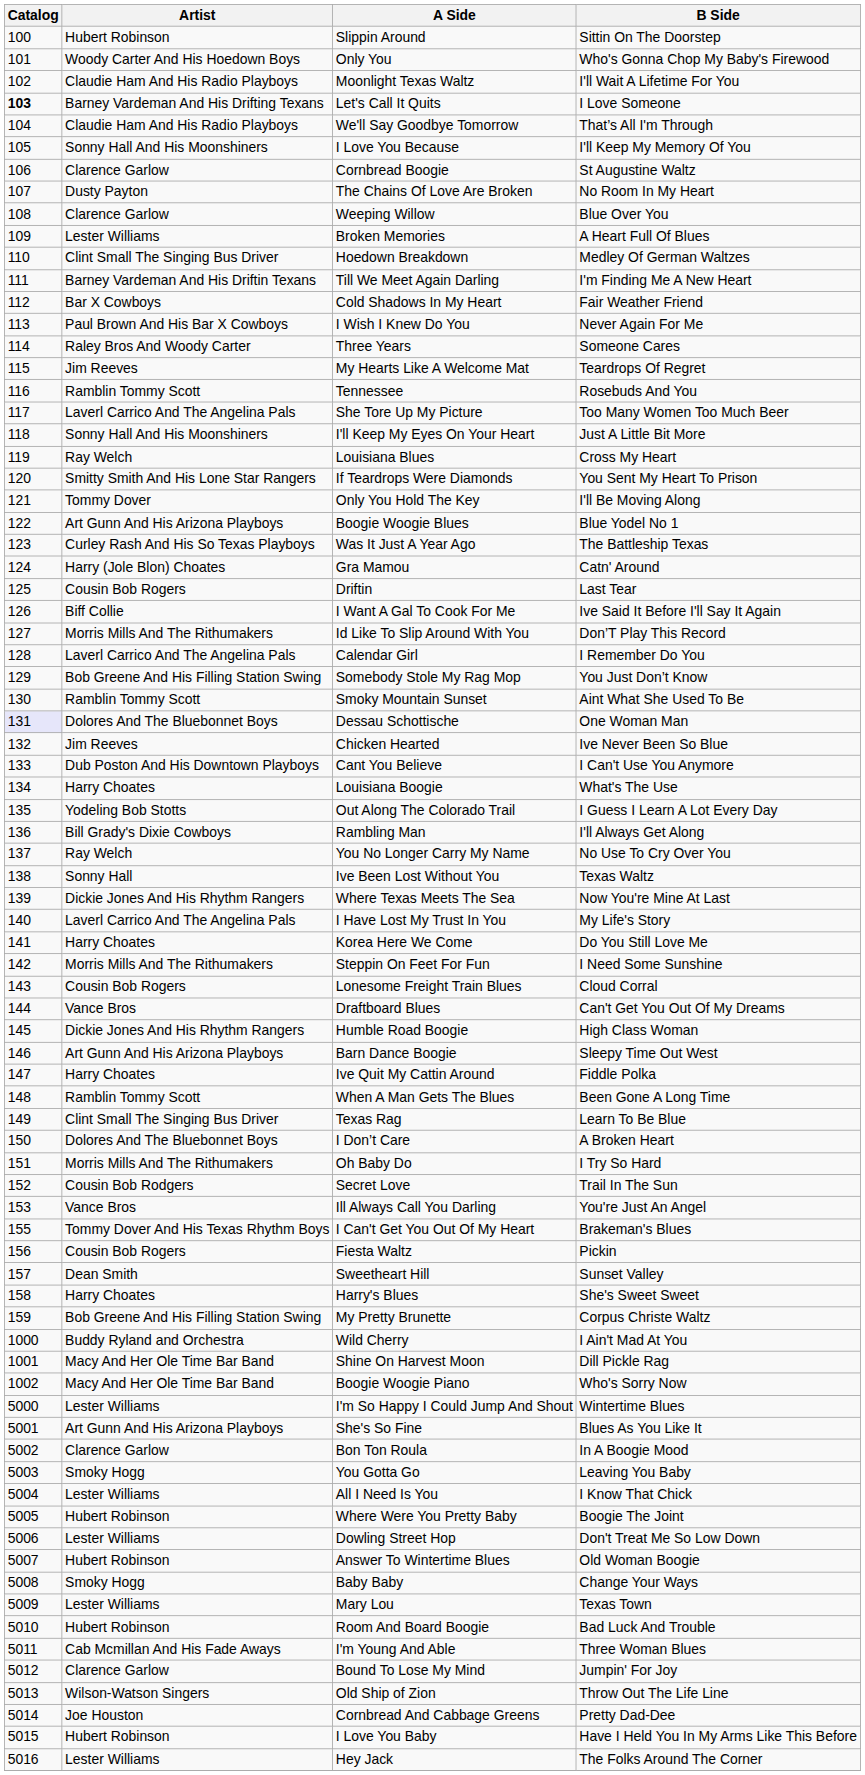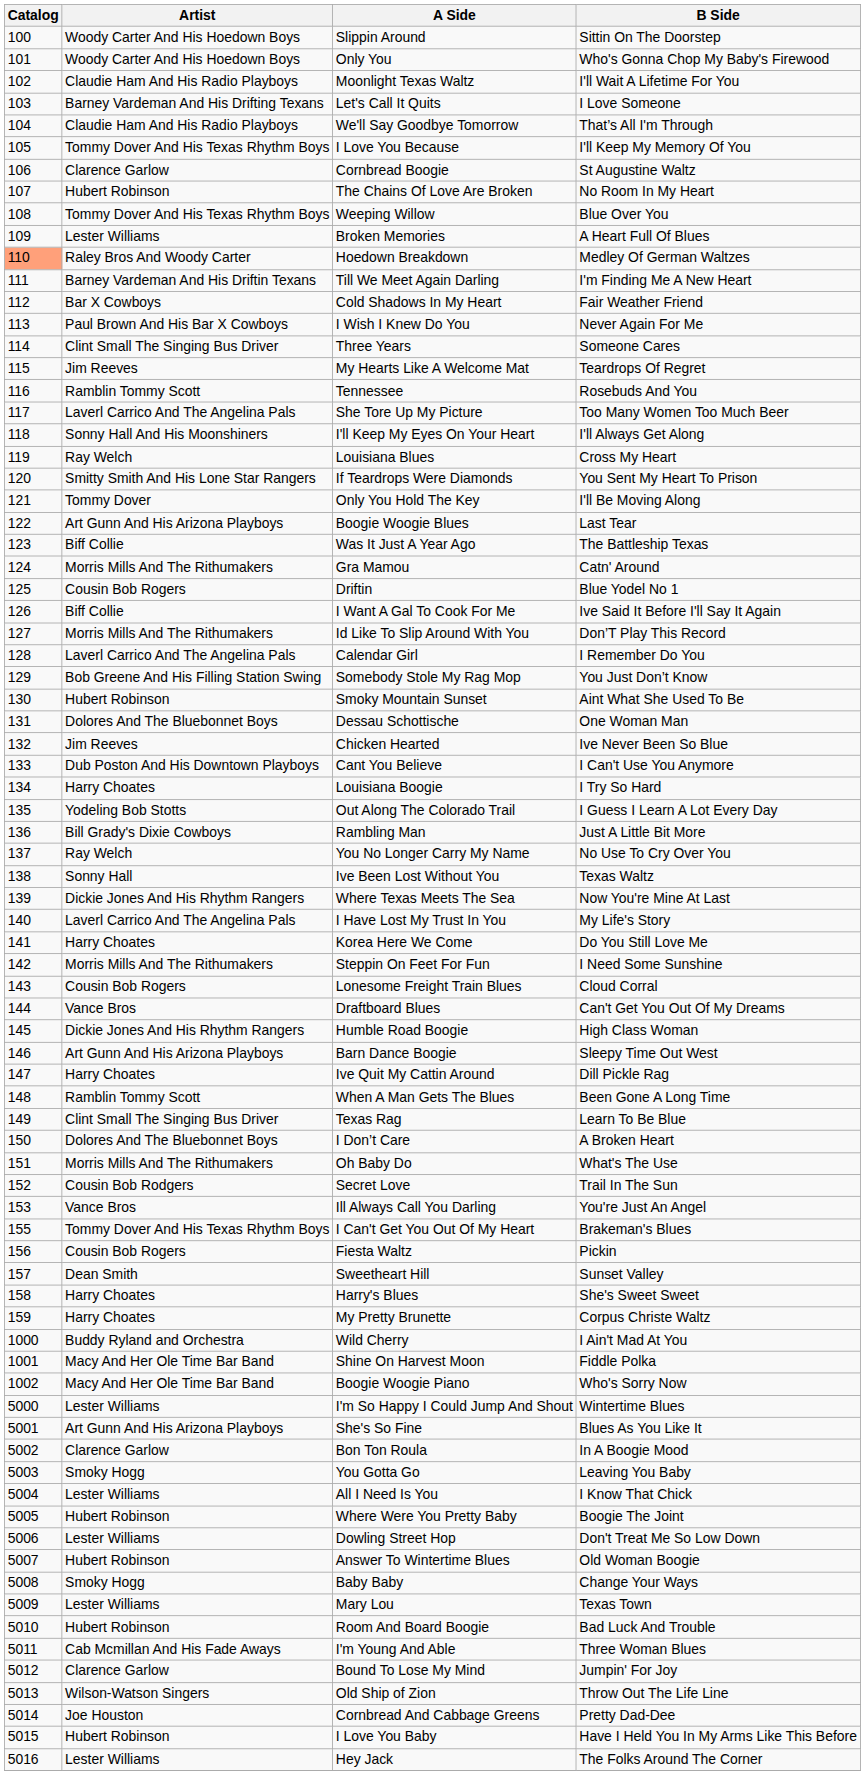(117, 37) Hubert Robinson -> (183, 37) Woody Carter And His Hoedown Boys
(19, 103) bold -> (19, 103) normal
(166, 147) Sonny Hall And His Moonshiners -> (197, 147) Tommy Dover And His Texas Rhythm Boys
(106, 192) Dusty Payton -> (117, 192) Hubert Robinson
(117, 214) Clarence Garlow -> (197, 214) Tommy Dover And His Texas Rhythm Boys
(19, 258) no background -> (19, 258) lightsalmon background
(172, 258) Clint Small The Singing Bus Driver -> (158, 258) Raley Bros And Woody Carter
(158, 346) Raley Bros And Woody Carter -> (172, 346) Clint Small The Singing Bus Driver
(642, 434) Just A Little Bit More -> (642, 434) I'll Always Get Along
(629, 523) Blue Yodel No 1 -> (608, 523) Last Tear
(190, 545) Curley Rash And His So Texas Playboys -> (94, 545) Biff Collie
(145, 567) Harry (Jole Blon) Choates -> (169, 567) Morris Mills And The Rithumakers
(608, 589) Last Tear -> (629, 589) Blue Yodel No 1
(133, 699) Ramblin Tommy Scott -> (117, 699) Hubert Robinson
(19, 721) lavender background -> (19, 721) no background
(629, 788) What's The Use -> (620, 788) I Try So Hard
(642, 832) I'll Always Get Along -> (642, 832) Just A Little Bit More
(618, 1075) Fiddle Polka -> (624, 1075) Dill Pickle Rag
(620, 1163) I Try So Hard -> (629, 1163) What's The Use
(193, 1318) Bob Greene And His Filling Station Swing -> (110, 1318) Harry Choates
(624, 1362) Dill Pickle Rag -> (618, 1362) Fiddle Polka
